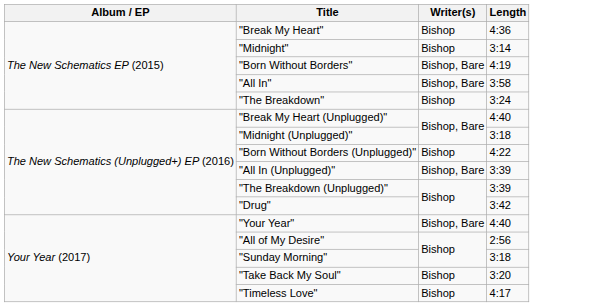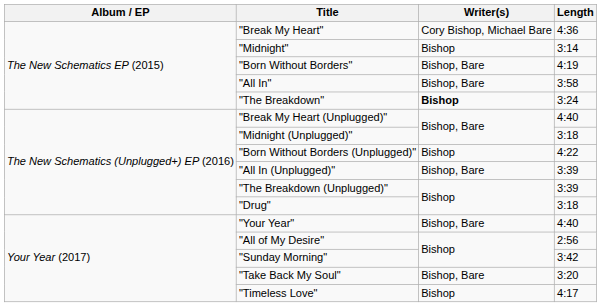(438, 30) Bishop -> (487, 30) Cory Bishop, Michael Bare
(438, 100) normal -> (440, 100) bold
(500, 205) 3:42 -> (568, 205) 3:18
(500, 258) 3:18 -> (568, 258) 3:42
(438, 275) Bishop -> (453, 275) Bishop, Bare
